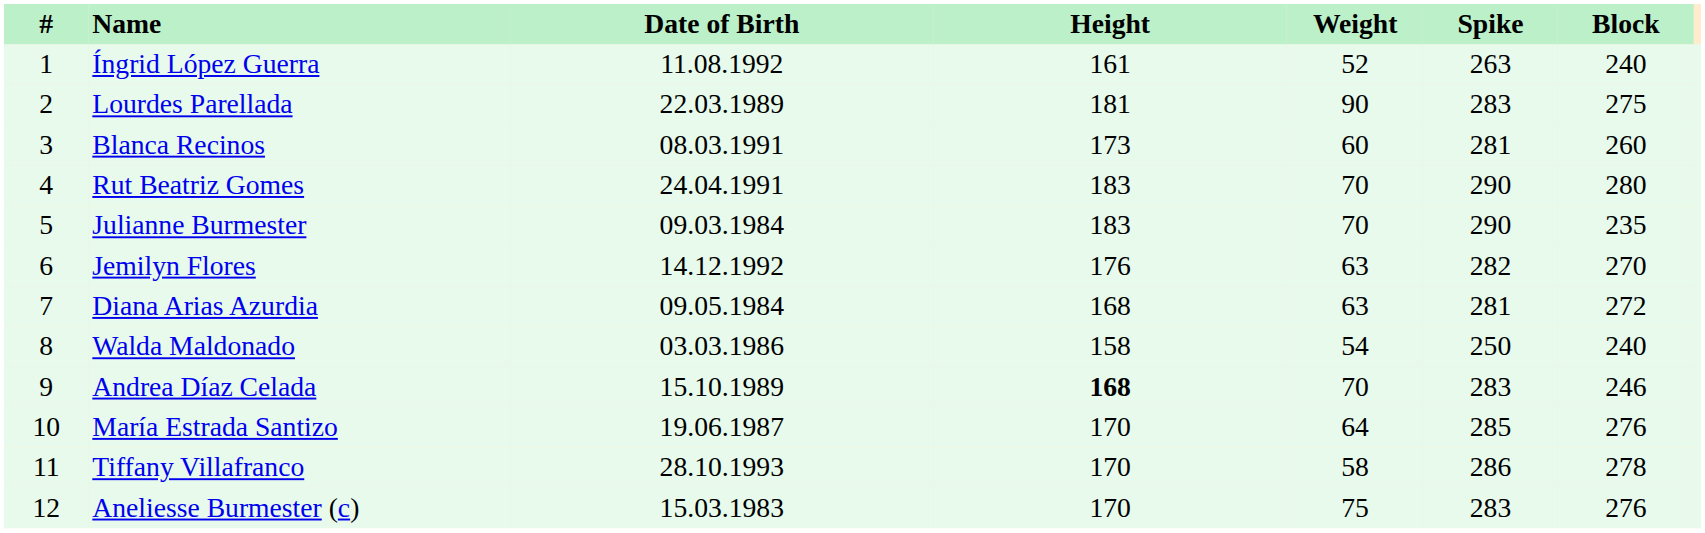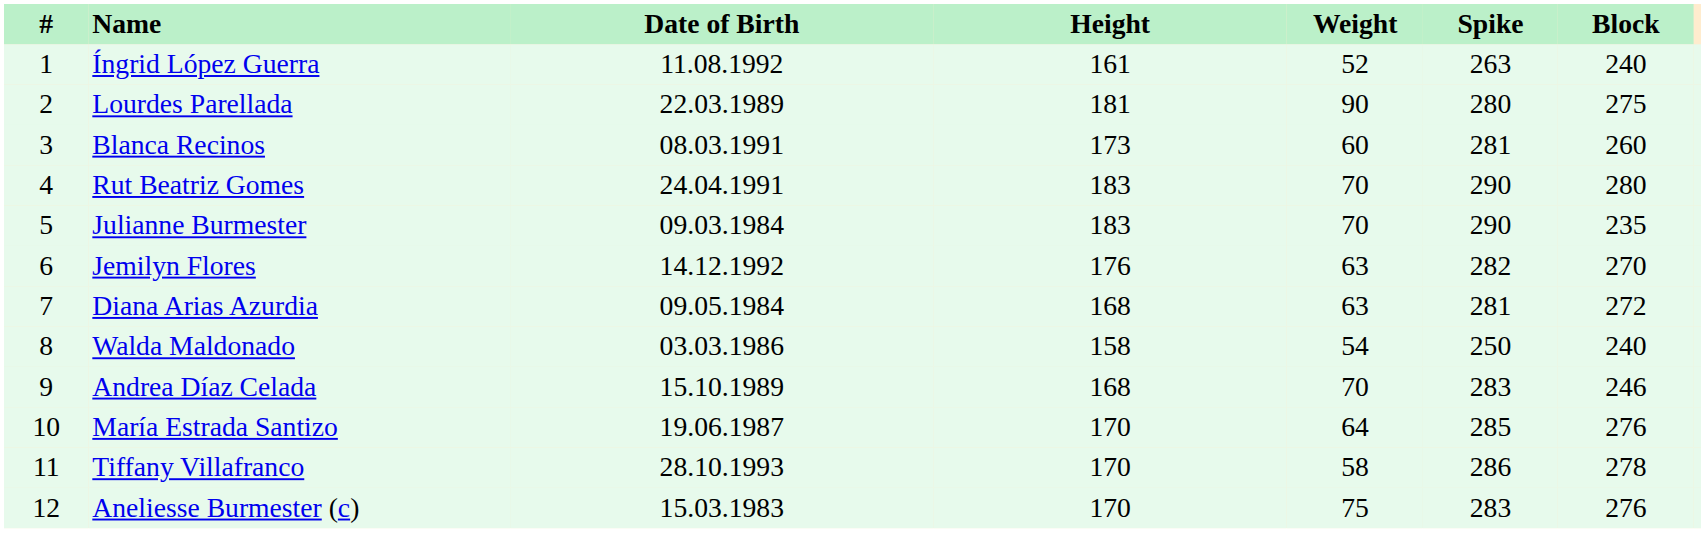(1490, 104) 283 -> (1490, 104) 280
(1110, 386) bold -> (1110, 386) normal
